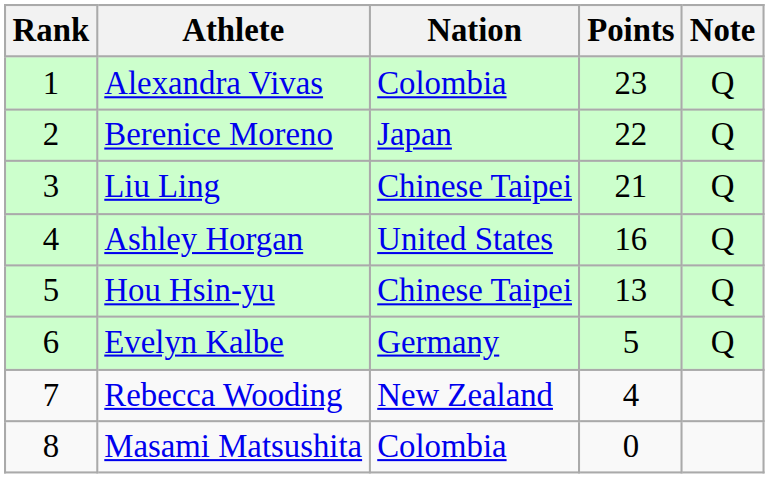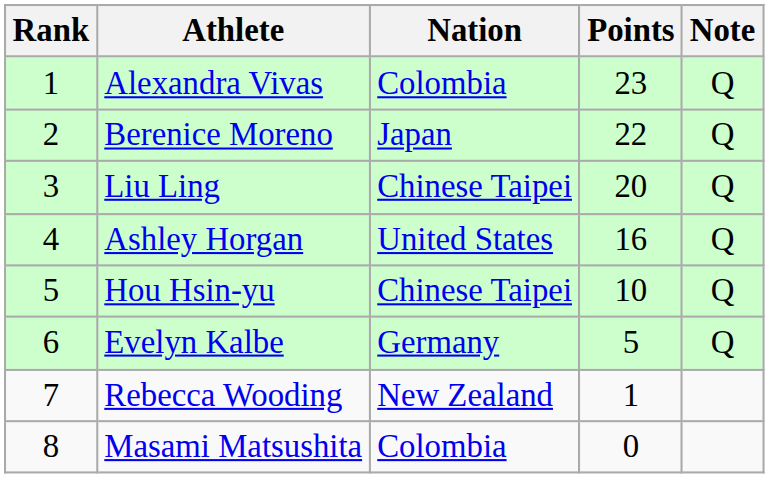(631, 186) 21 -> (631, 186) 20
(631, 290) 13 -> (631, 290) 10
(631, 394) 4 -> (631, 394) 1
